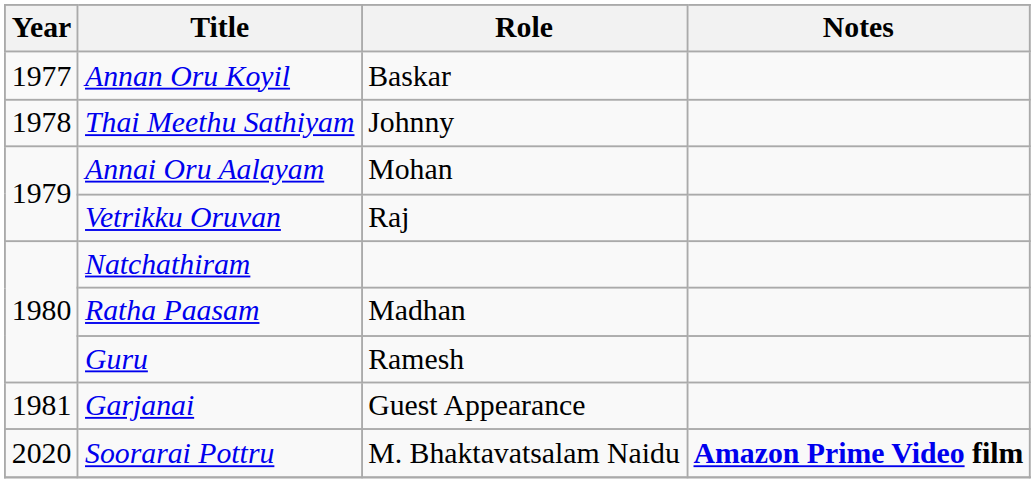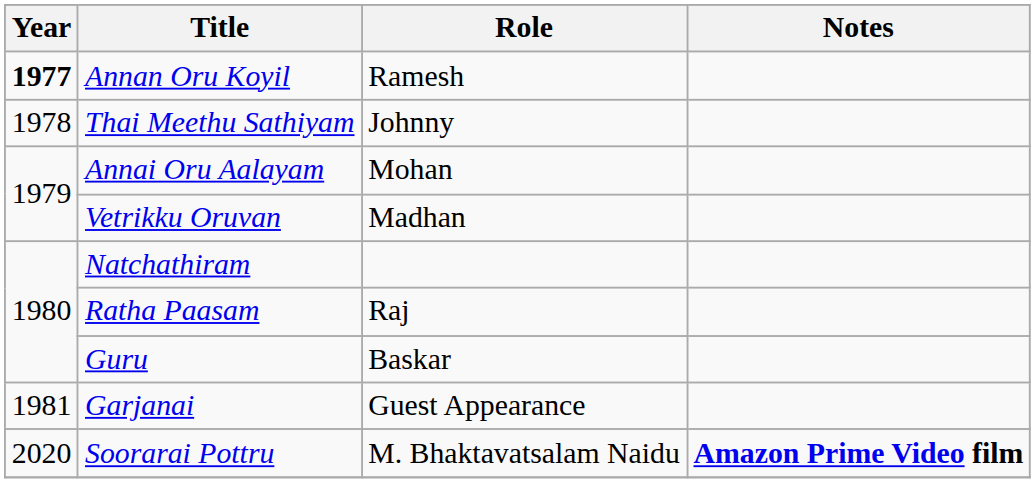(42, 75) normal -> (42, 75) bold
(410, 75) Baskar -> (416, 75) Ramesh
(389, 216) Raj -> (417, 216) Madhan
(417, 311) Madhan -> (389, 311) Raj
(416, 358) Ramesh -> (410, 358) Baskar
